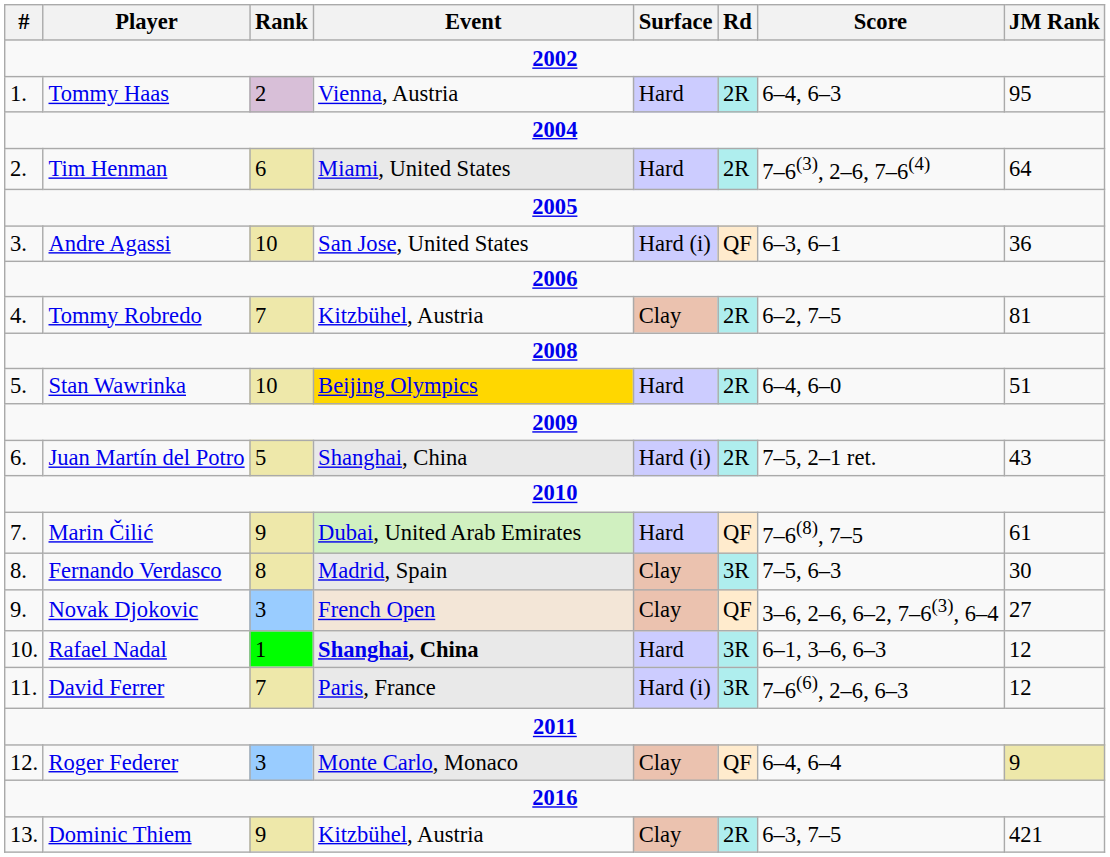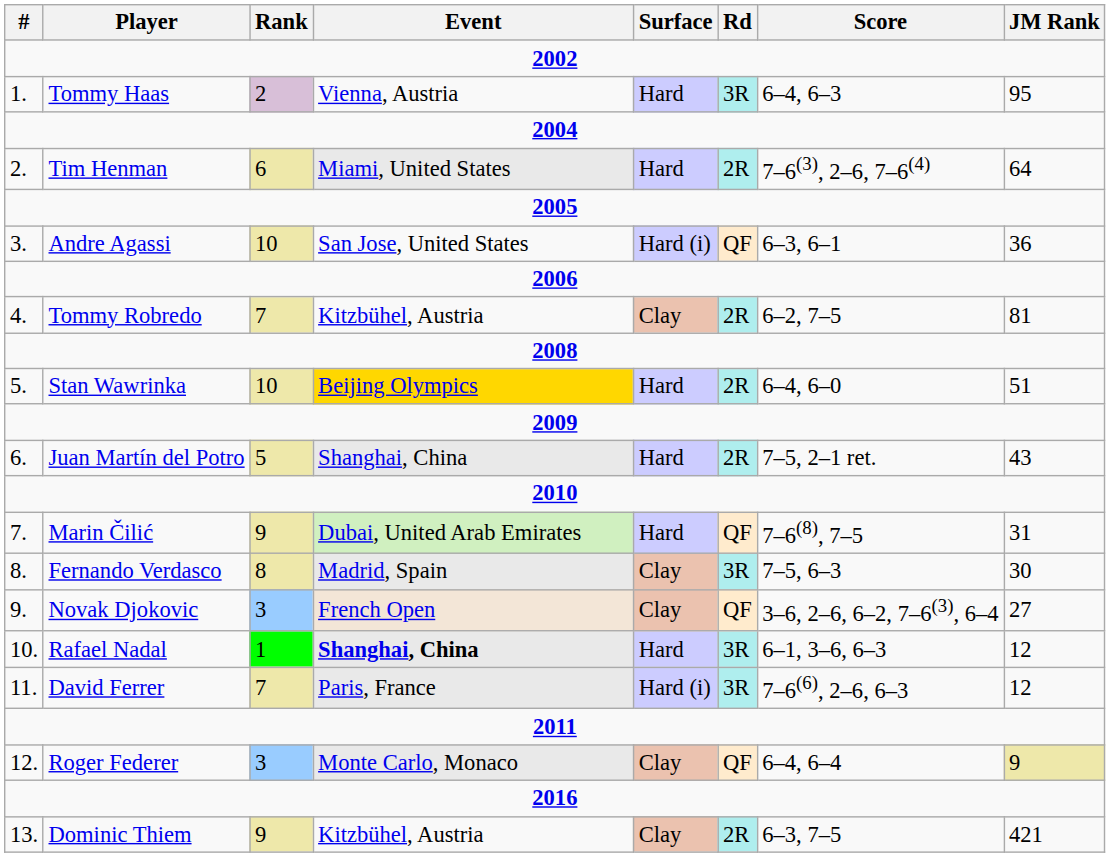(736, 93) 2R -> (736, 93) 3R
(675, 457) Hard (i) -> (661, 457) Hard
(1020, 532) 61 -> (1020, 532) 31
